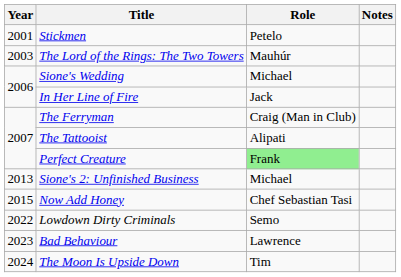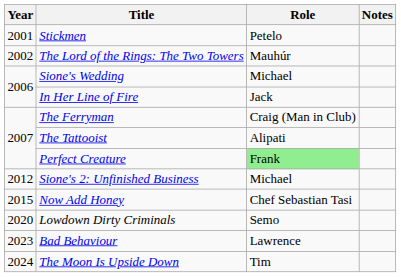(20, 55) 2003 -> (20, 55) 2002
(20, 179) 2013 -> (20, 179) 2012
(20, 220) 2022 -> (20, 220) 2020
